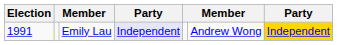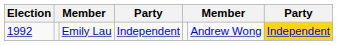(20, 31) 1991 -> (20, 31) 1992
(148, 31) lavender background -> (148, 31) no background
